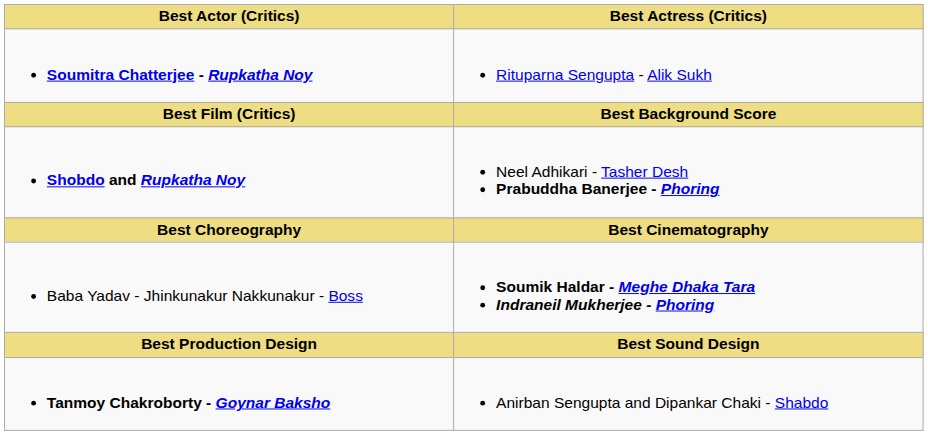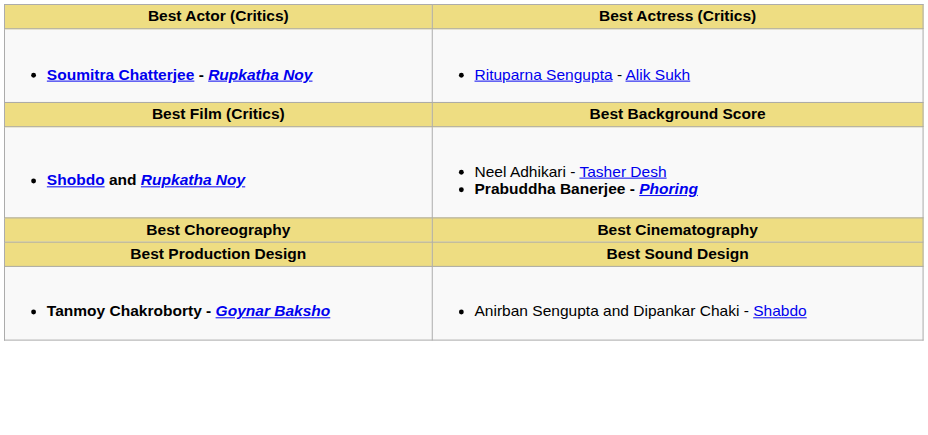- row: (229, 296)
